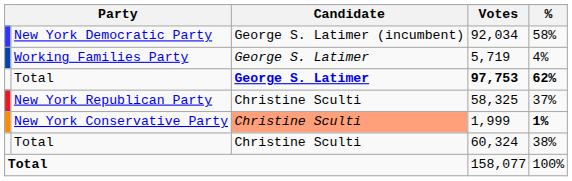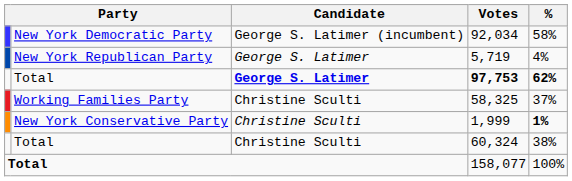(101, 58) Working Families Party -> (113, 58) New York Republican Party
(113, 101) New York Republican Party -> (101, 101) Working Families Party
(298, 122) lightsalmon background -> (298, 122) no background
